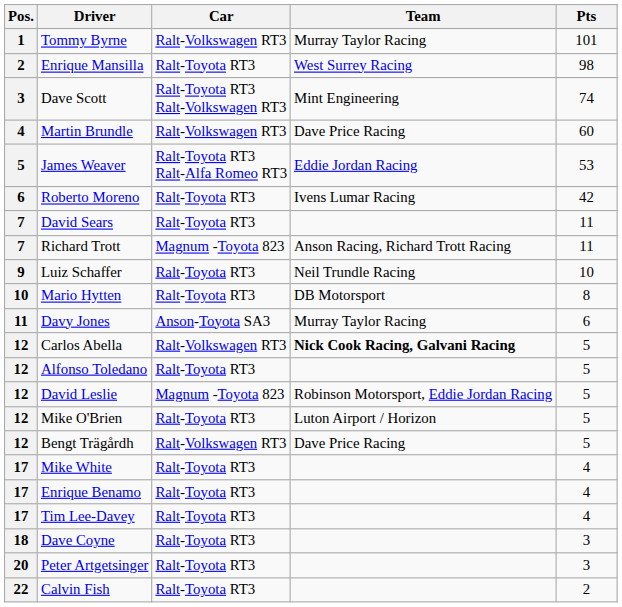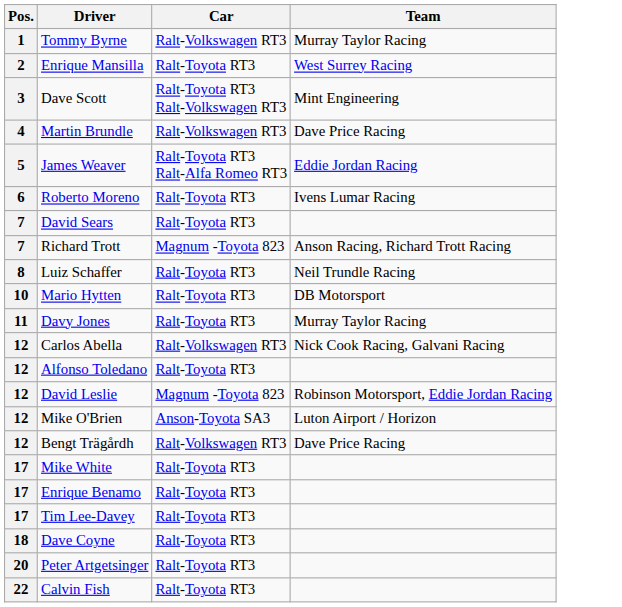- column: (586, 16)
(21, 271) 9 -> (21, 271) 8
(213, 320) Anson-Toyota SA3 -> (205, 320) Ralt-Toyota RT3
(405, 344) bold -> (399, 344) normal
(205, 418) Ralt-Toyota RT3 -> (213, 418) Anson-Toyota SA3
